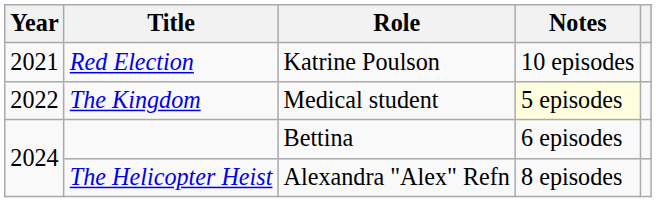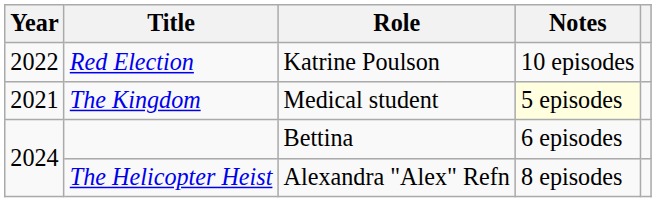(34, 61) 2021 -> (34, 61) 2022
(34, 100) 2022 -> (34, 100) 2021
